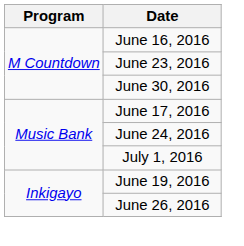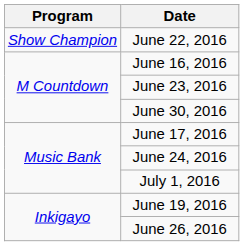+ row: (180, 39)
